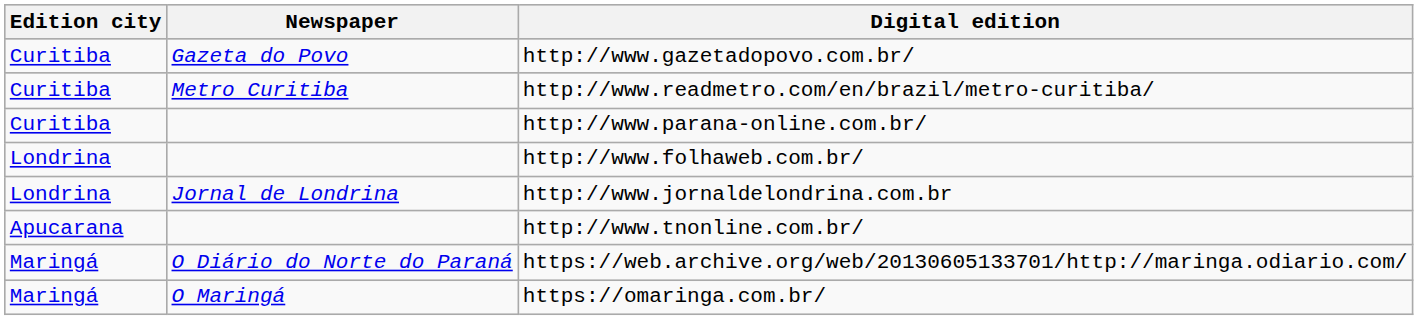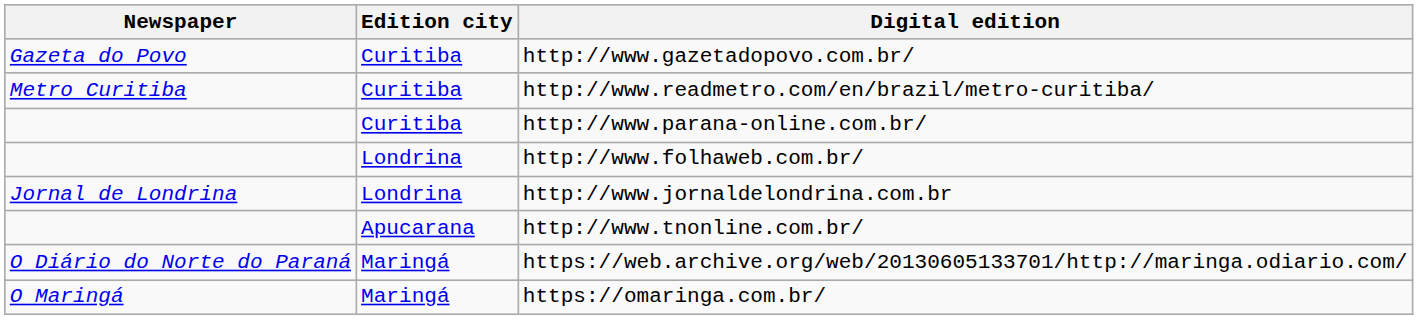columns swapped: (342, 22) <-> (86, 22)
